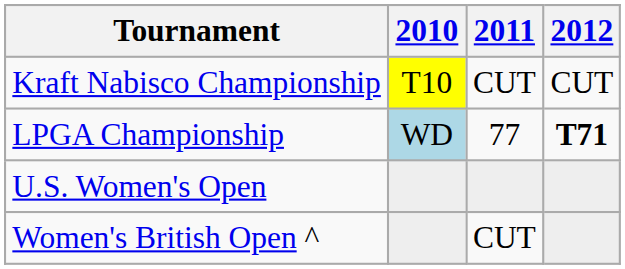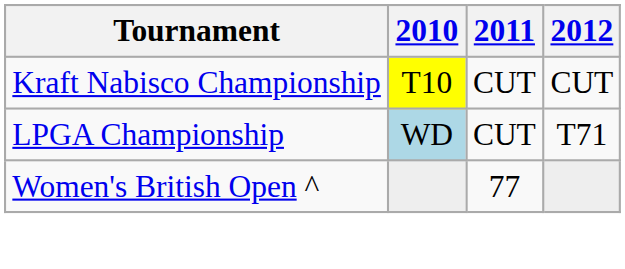(504, 134) 77 -> (504, 134) CUT
(582, 134) bold -> (582, 134) normal
- row: (139, 186)
(504, 238) CUT -> (504, 186) 77
